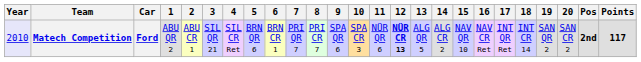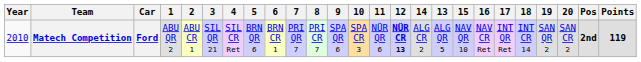columns swapped: (421, 12) <-> (442, 12)
(18, 38) lavender background -> (18, 38) no background
(618, 38) 117 -> (618, 38) 119
